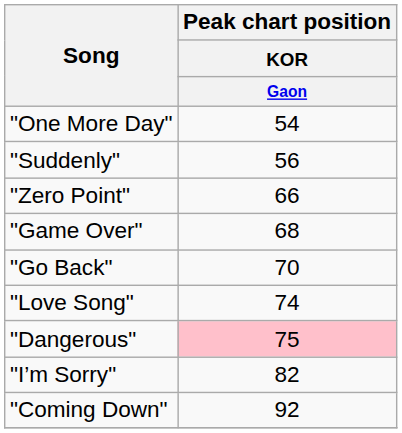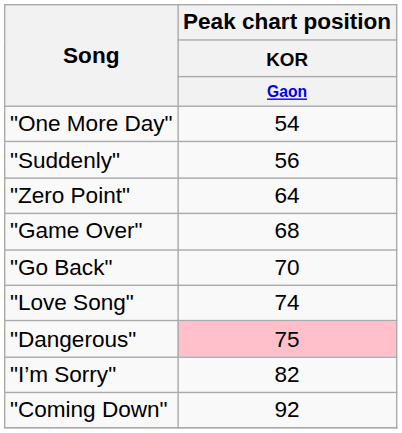(287, 195) 66 -> (287, 195) 64
